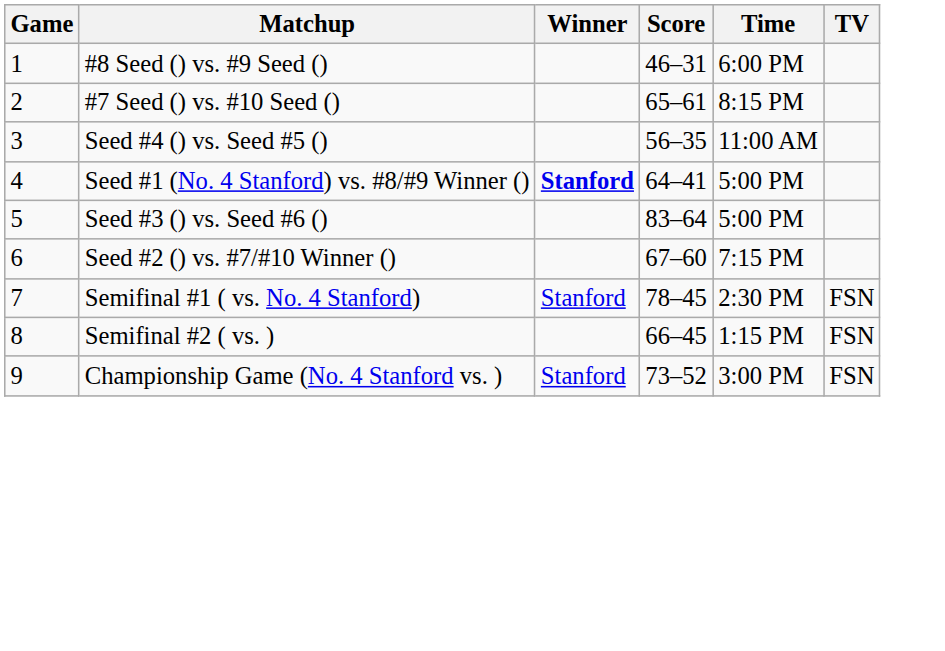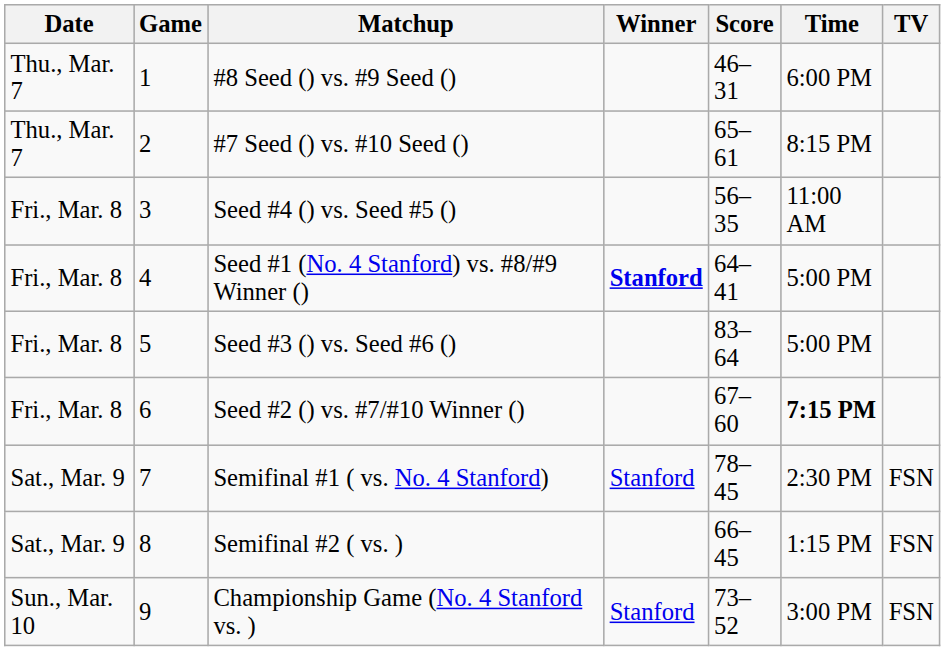+ column: (69, 24)
(761, 258) normal -> (831, 410) bold
